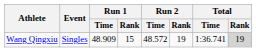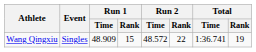(181, 40) 19 -> (181, 40) 22
(240, 40) lightgrey background -> (240, 40) no background
